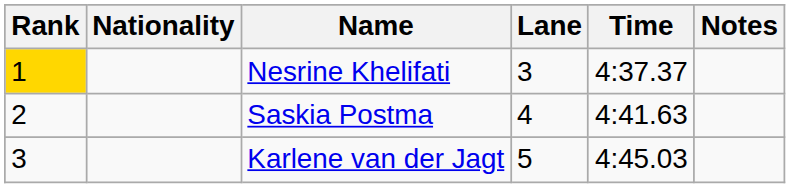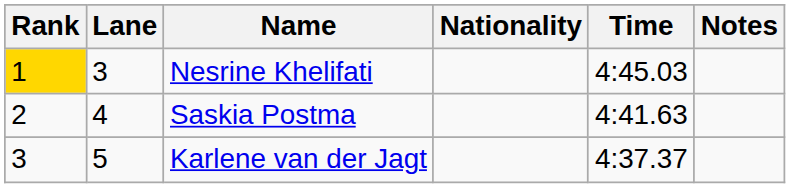columns swapped: (550, 26) <-> (163, 26)
(641, 70) 4:37.37 -> (641, 70) 4:45.03
(641, 159) 4:45.03 -> (641, 159) 4:37.37
